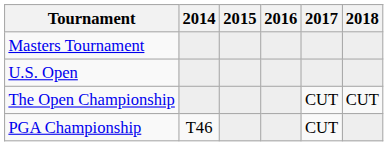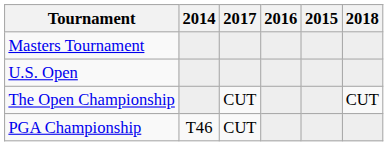columns swapped: (240, 18) <-> (322, 18)
